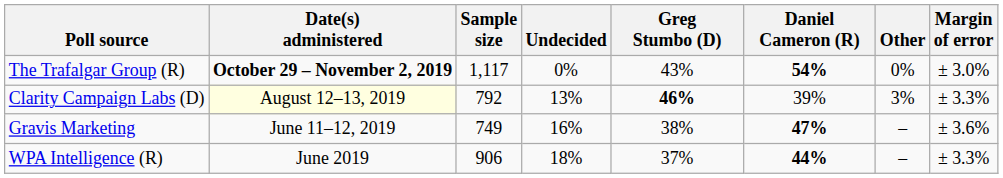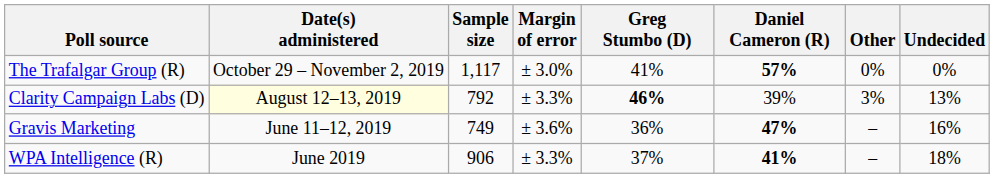columns swapped: (964, 30) <-> (566, 40)
(333, 70) bold -> (328, 70) normal
(677, 70) 43% -> (647, 70) 41%
(809, 70) 54% -> (780, 70) 57%
(677, 129) 38% -> (647, 129) 36%
(809, 158) 44% -> (780, 158) 41%
